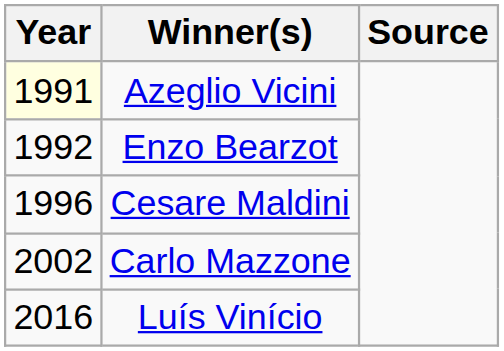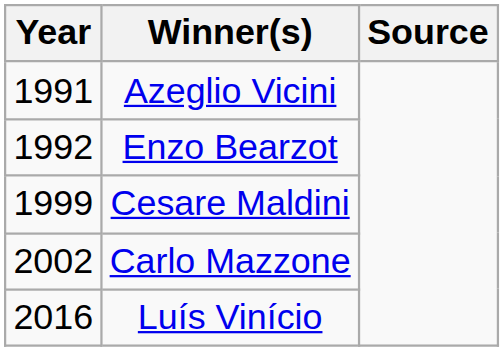(53, 89) lightyellow background -> (53, 89) no background
(53, 203) 1996 -> (53, 203) 1999
